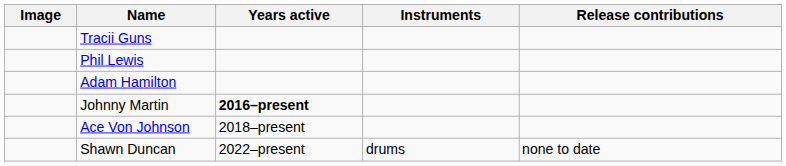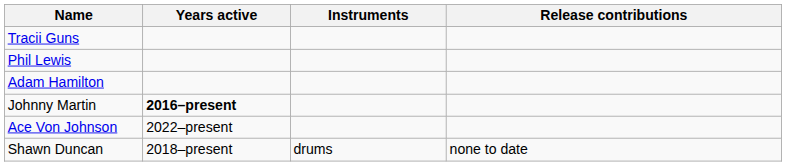- column: (41, 15)
(262, 127) 2018–present -> (189, 127) 2022–present
(262, 149) 2022–present -> (189, 149) 2018–present
